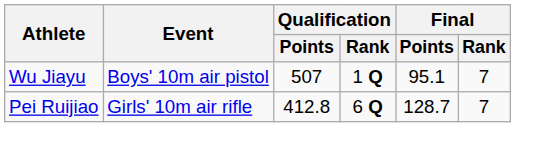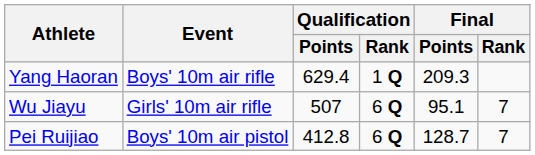+ row: (63, 77)
(188, 77) Boys' 10m air pistol -> (199, 107) Girls' 10m air rifle
(368, 77) 1 Q -> (387, 107) 6 Q
(180, 107) Girls' 10m air rifle -> (208, 136) Boys' 10m air pistol
